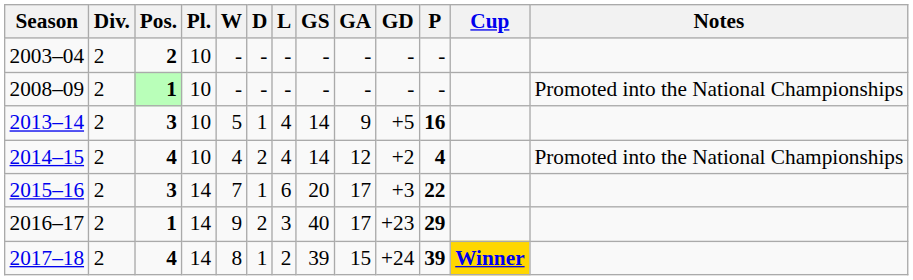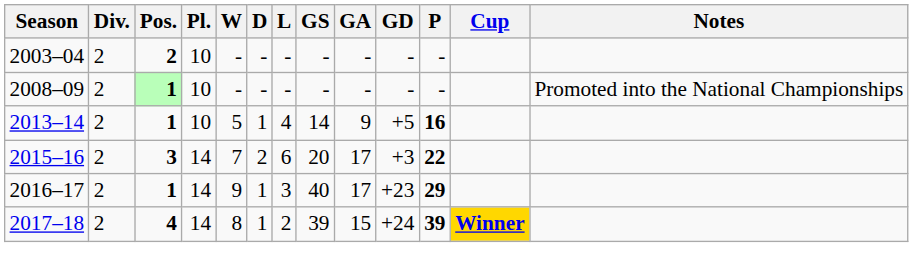(172, 122) 3 -> (172, 122) 1
- row: (47, 156)
(262, 190) 1 -> (262, 156) 2
(262, 223) 2 -> (262, 190) 1
